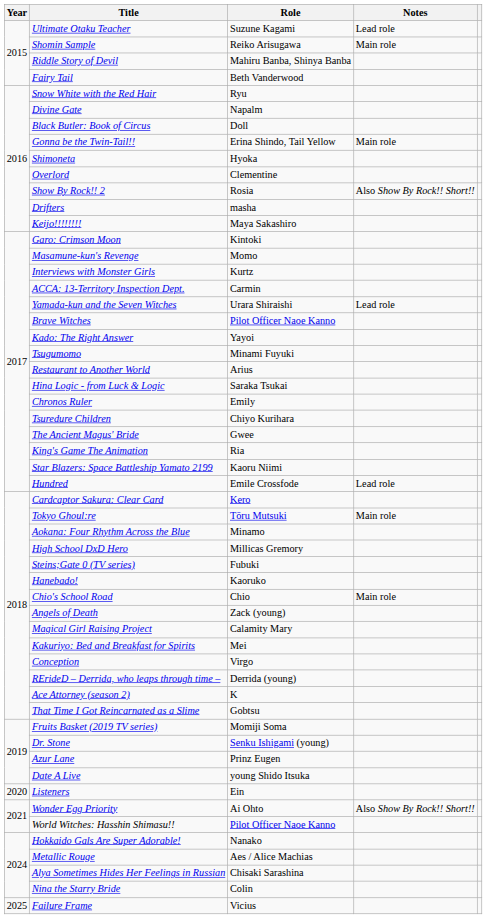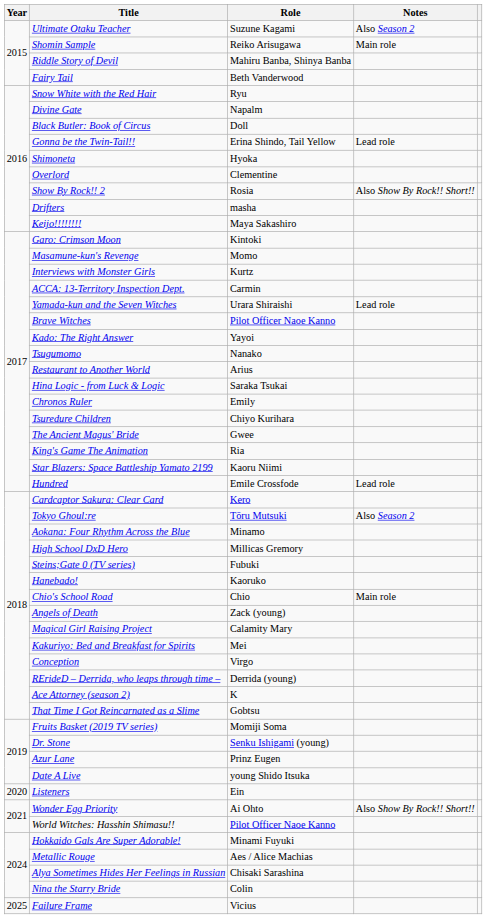(375, 28) Lead role -> (385, 28) Also Season 2
(376, 142) Main role -> (375, 142) Lead role
(262, 353) Minami Fuyuki -> (246, 353) Nanako
(376, 516) Main role -> (385, 516) Also Season 2
(246, 840) Nanako -> (262, 840) Minami Fuyuki
